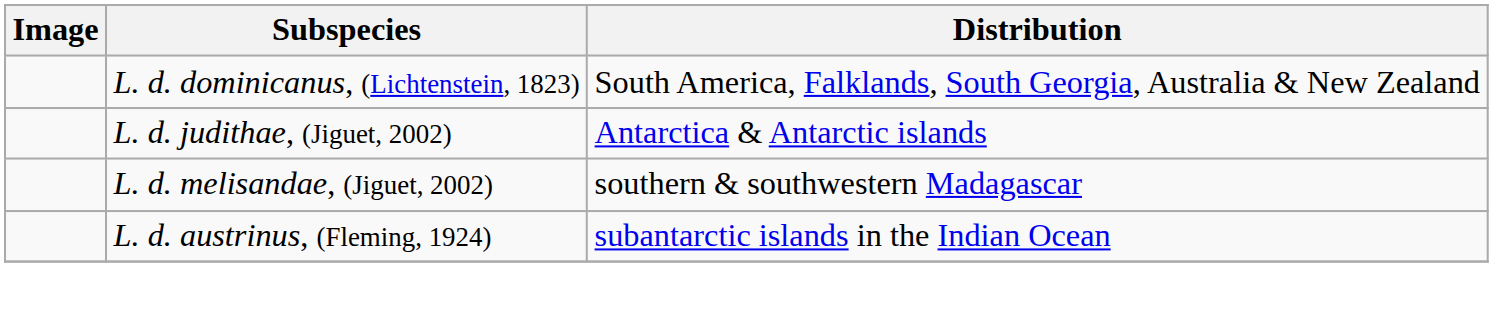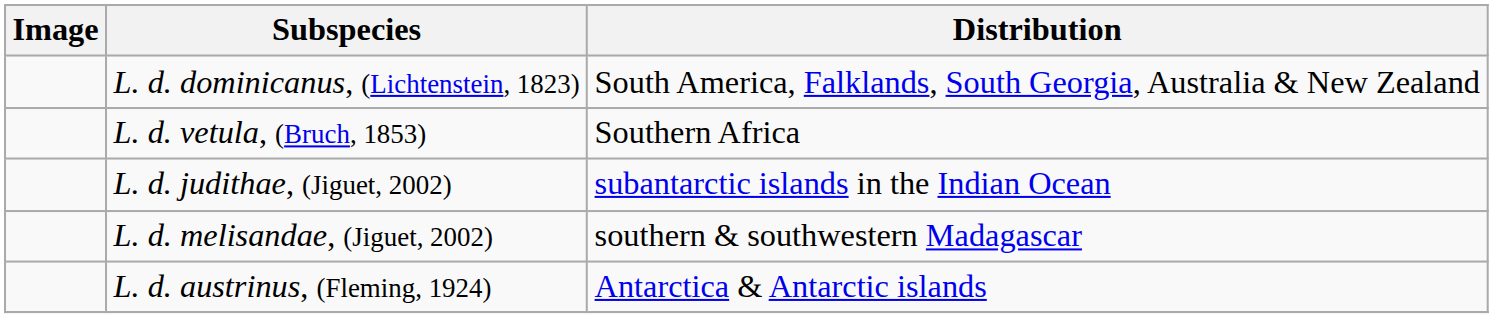+ row: (270, 132)
(791, 132) Antarctica & Antarctic islands -> (853, 183) subantarctic islands in the Indian Ocean
(853, 235) subantarctic islands in the Indian Ocean -> (791, 286) Antarctica & Antarctic islands
